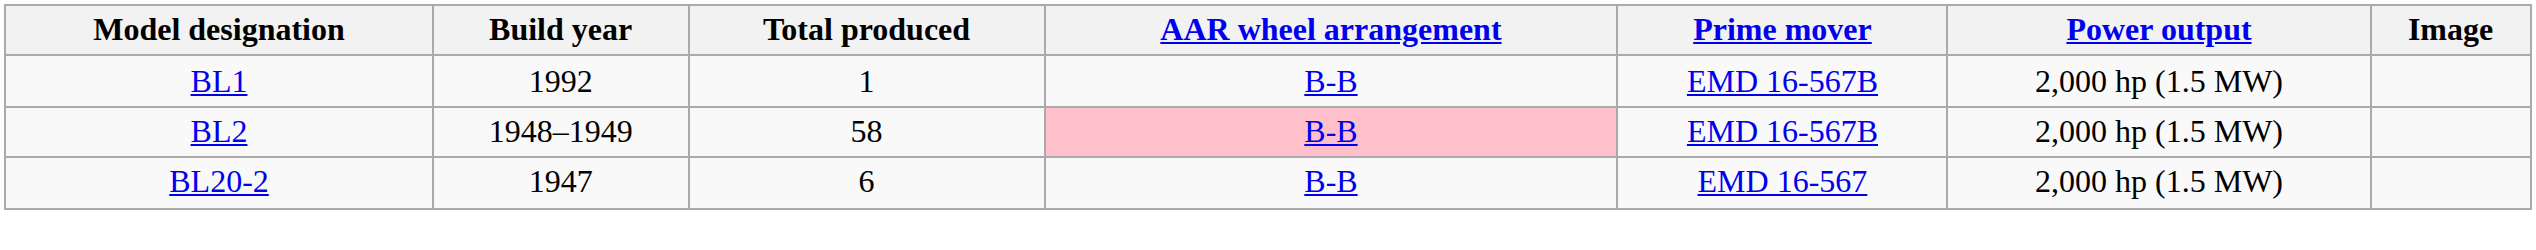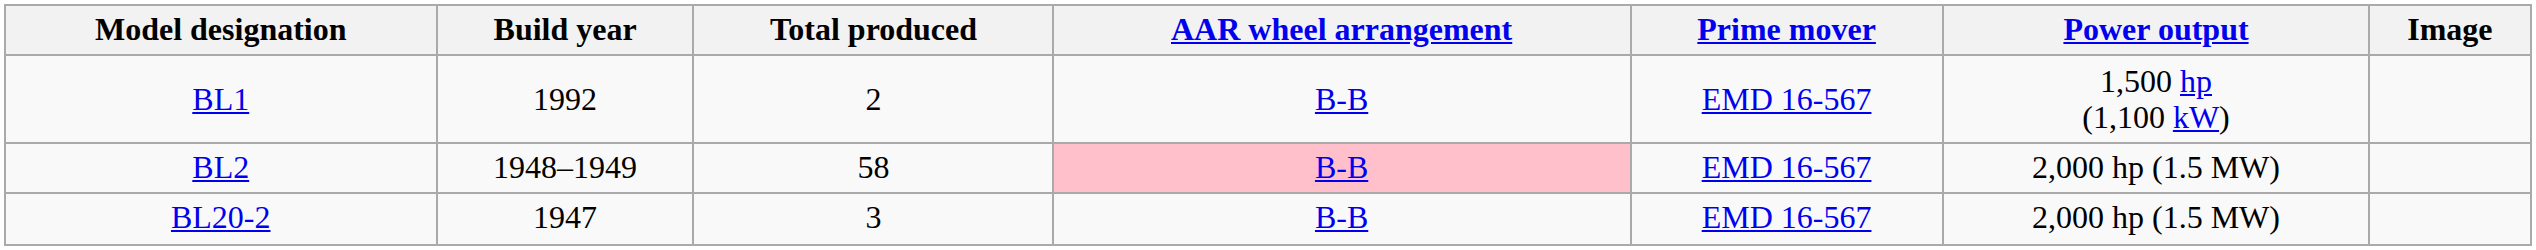(867, 80) 1 -> (873, 98) 2
(1782, 80) EMD 16-567B -> (1787, 98) EMD 16-567
(2159, 80) 2,000 hp (1.5 MW) -> (2156, 98) 1,500 hp (1,100 kW)
(1782, 131) EMD 16-567B -> (1787, 167) EMD 16-567
(867, 182) 6 -> (873, 218) 3
